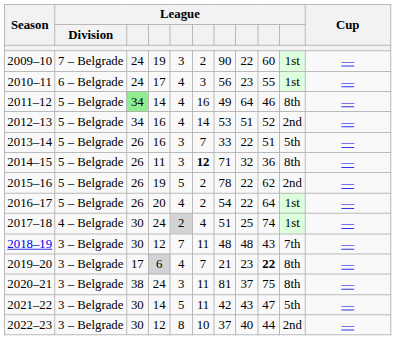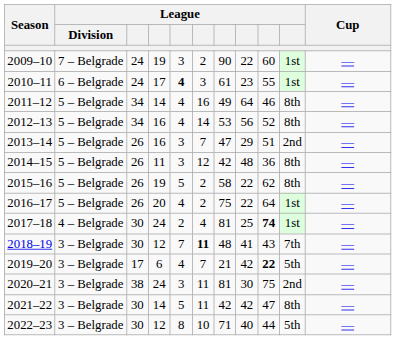(181, 81) normal -> (181, 81) bold
(225, 81) 56 -> (225, 81) 61
(137, 101) lightgreen background -> (137, 101) no background
(247, 122) 51 -> (247, 122) 56
(292, 122) 2nd -> (292, 122) 8th
(225, 142) 33 -> (225, 142) 47
(247, 142) 22 -> (247, 142) 29
(292, 142) 5th -> (292, 142) 2nd
(203, 162) bold -> (203, 162) normal
(225, 162) 71 -> (225, 162) 42
(247, 162) 32 -> (247, 162) 48
(225, 182) 78 -> (225, 182) 58
(292, 182) 2nd -> (292, 182) 8th
(225, 203) 54 -> (225, 203) 75
(181, 223) lightgrey background -> (181, 223) no background
(225, 223) 51 -> (225, 223) 81
(269, 223) normal -> (269, 223) bold
(203, 243) normal -> (203, 243) bold
(247, 243) 48 -> (247, 243) 41
(159, 264) lightgrey background -> (159, 264) no background
(247, 264) 23 -> (247, 264) 42
(292, 264) 8th -> (292, 264) 5th
(247, 284) 37 -> (247, 284) 30
(292, 284) 8th -> (292, 284) 2nd
(247, 304) 43 -> (247, 304) 42
(292, 304) 5th -> (292, 304) 8th
(225, 325) 37 -> (225, 325) 71
(292, 325) 2nd -> (292, 325) 5th
